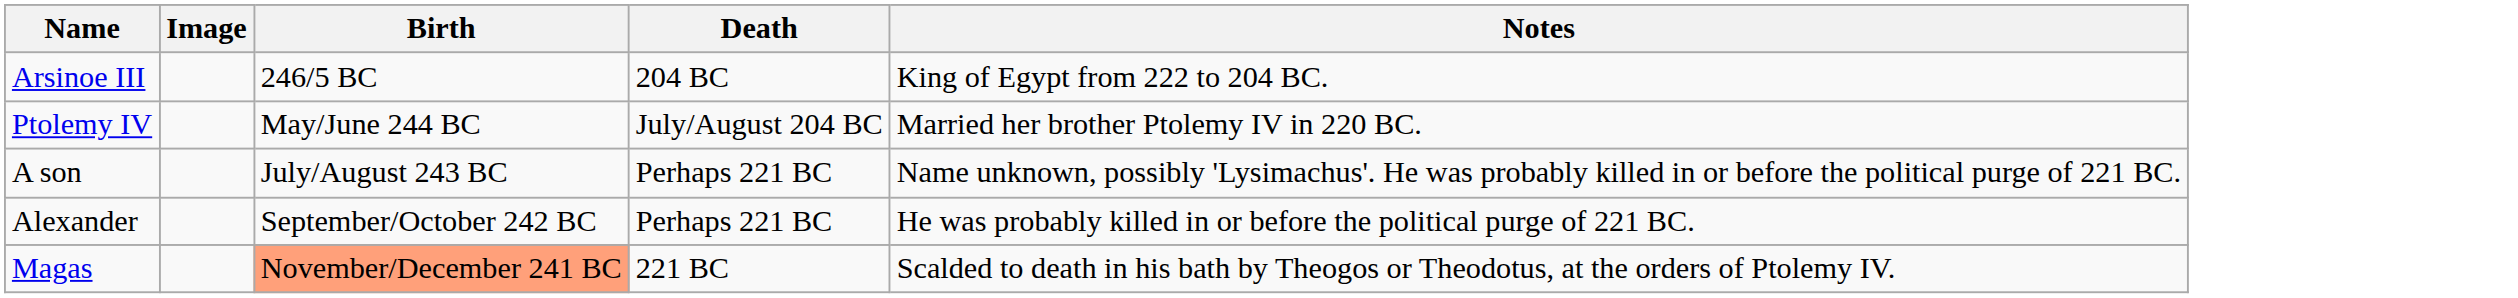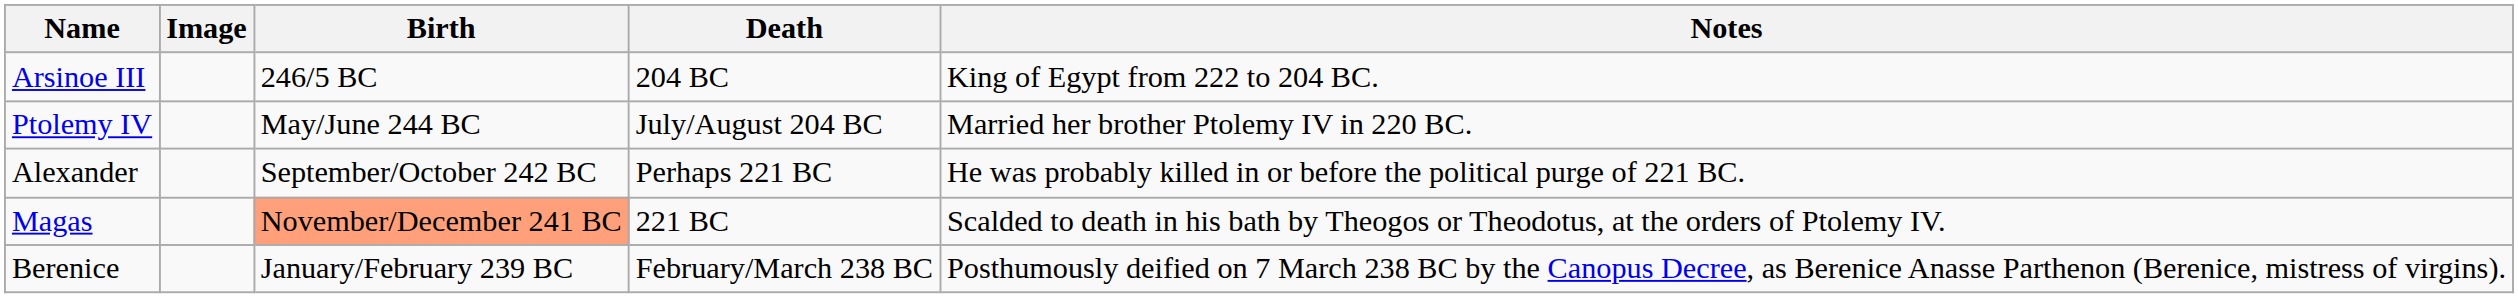- row: (47, 172)
+ row: (66, 268)
